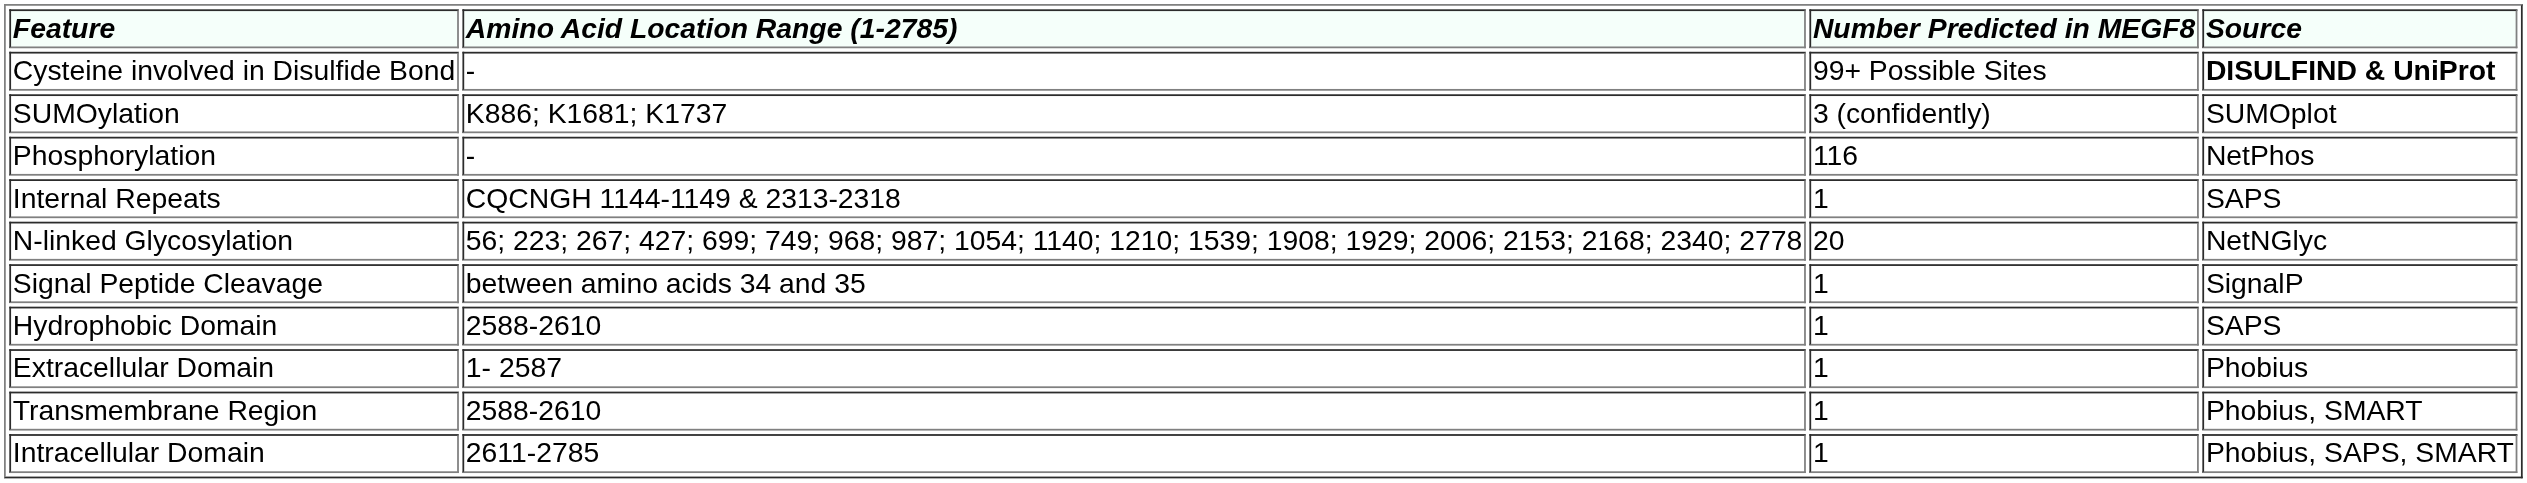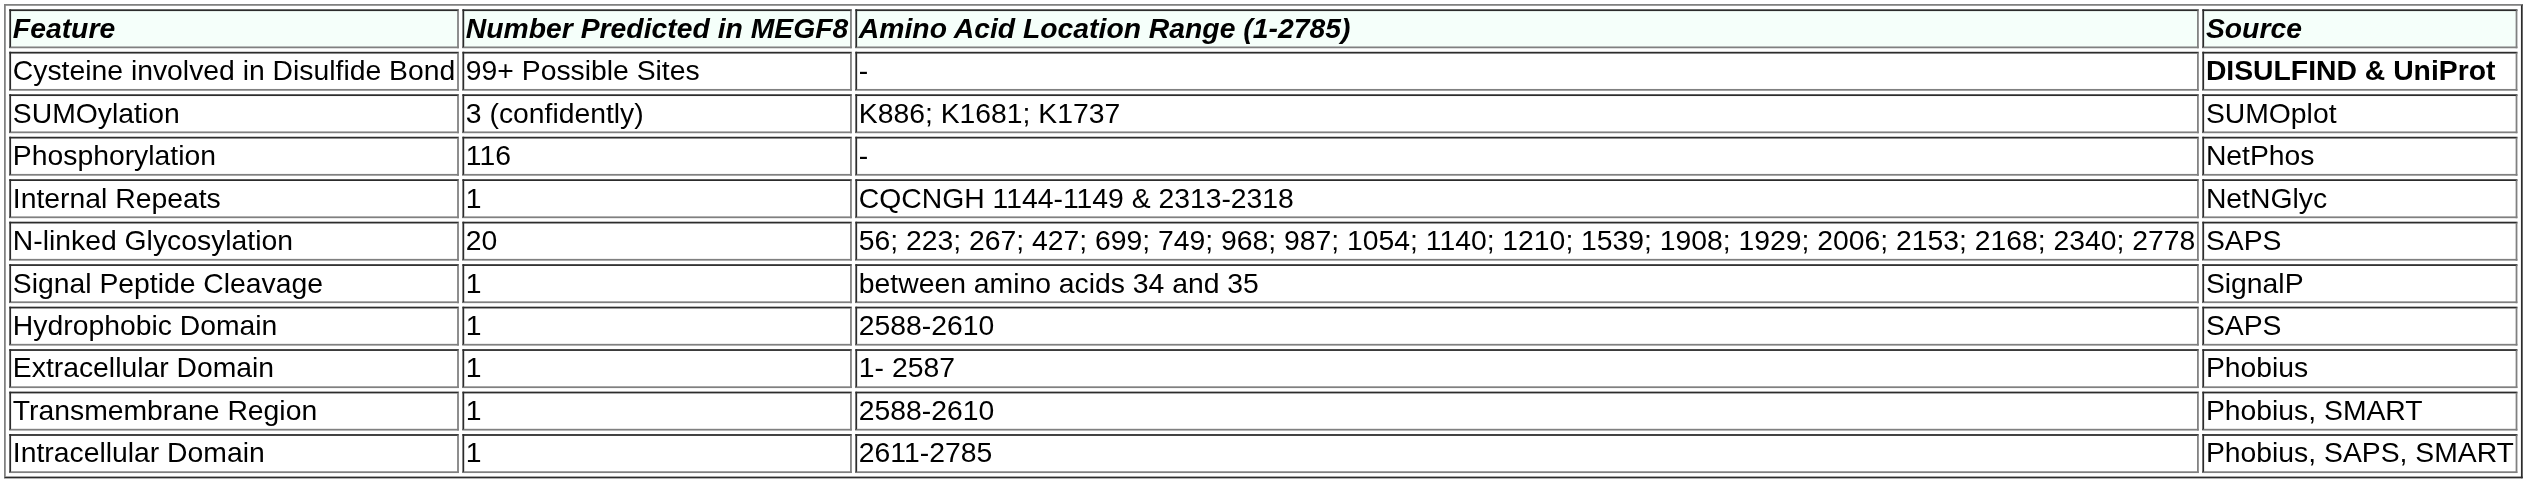columns swapped: (2004, 28) <-> (712, 28)
(2244, 198) SAPS -> (2266, 198) NetNGlyc
(2266, 240) NetNGlyc -> (2244, 240) SAPS
